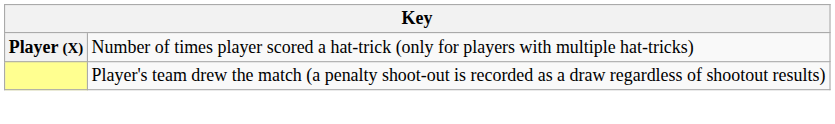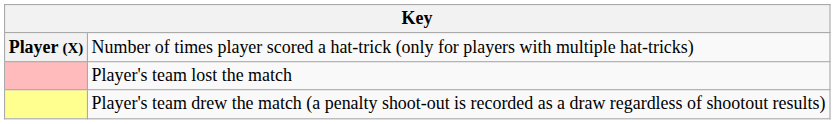+ row: (192, 75)
